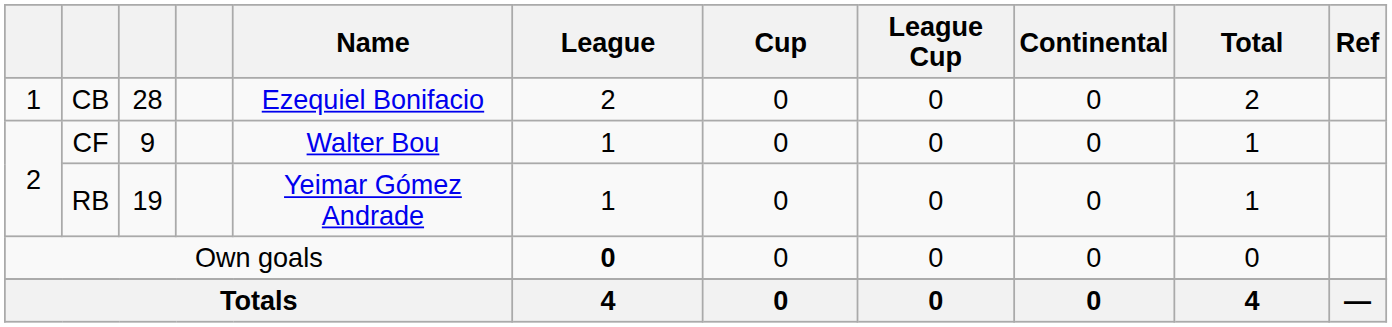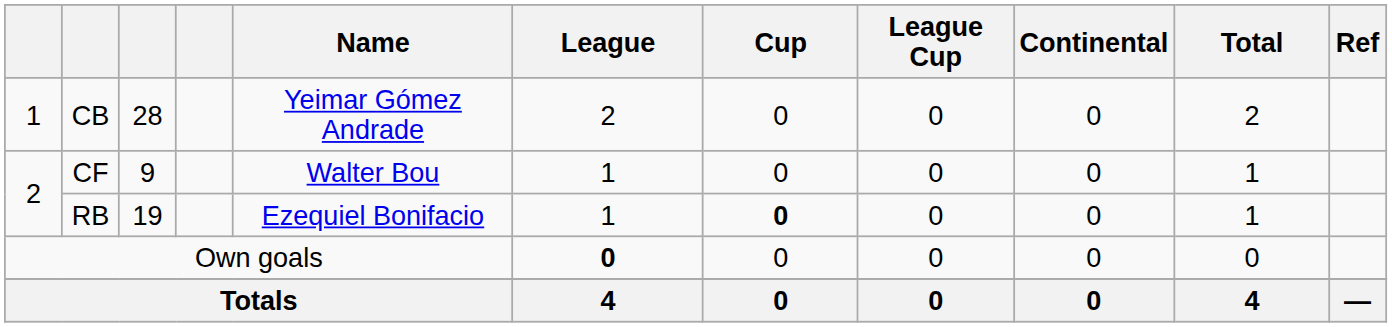(373, 100) Ezequiel Bonifacio -> (373, 115) Yeimar Gómez Andrade
(373, 200) Yeimar Gómez Andrade -> (373, 216) Ezequiel Bonifacio
(781, 200) normal -> (781, 216) bold
